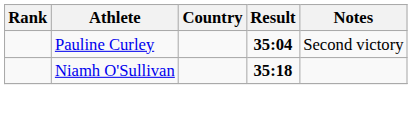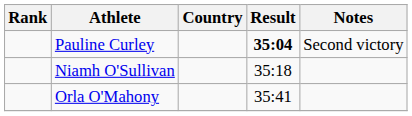(273, 70) bold -> (273, 70) normal
+ row: (107, 96)
